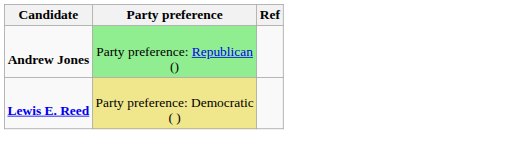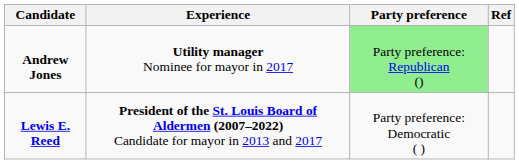+ column: (218, 15)
(175, 110) khaki background -> (419, 133) no background
